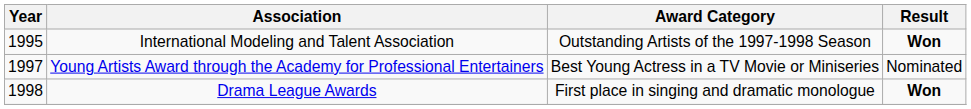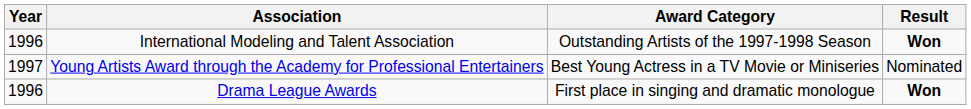(26, 41) 1995 -> (26, 41) 1996
(26, 91) 1998 -> (26, 91) 1996
